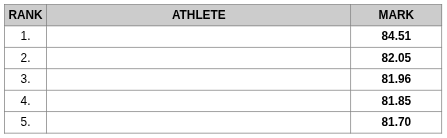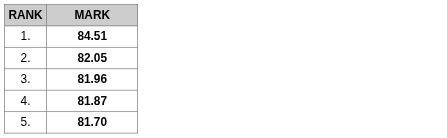- column: (199, 15)
(396, 101) 81.85 -> (92, 101) 81.87
